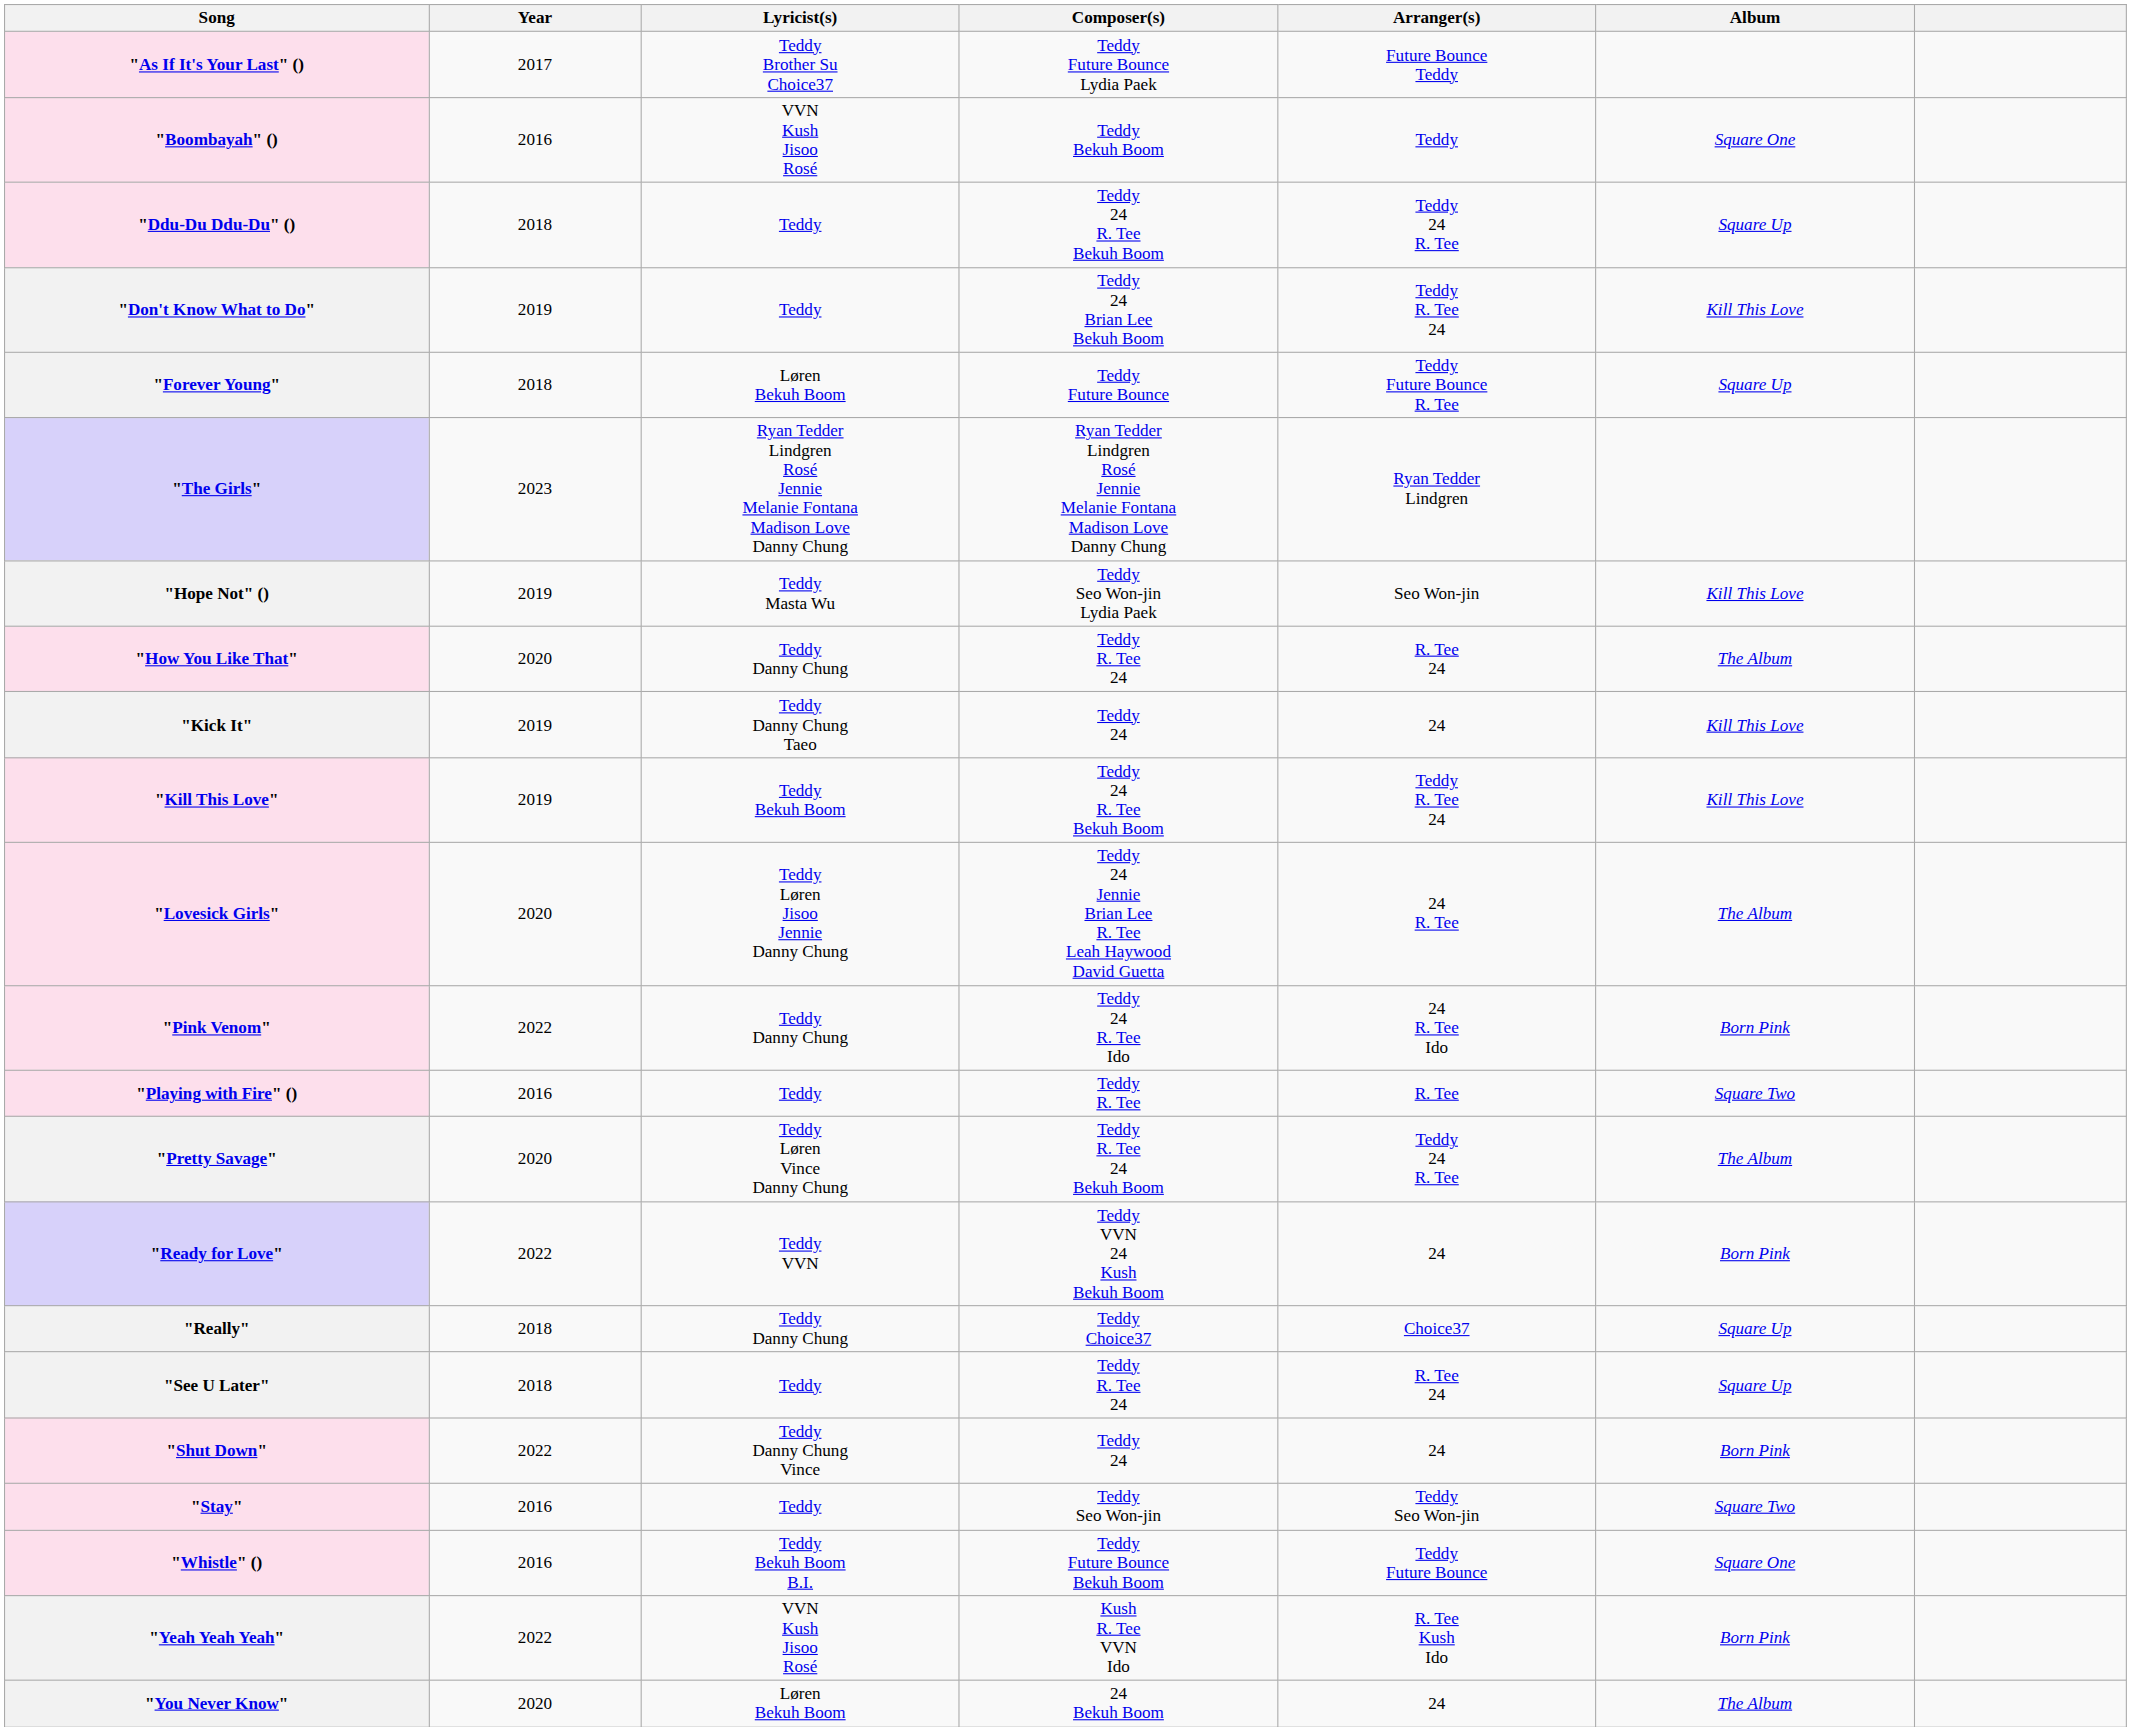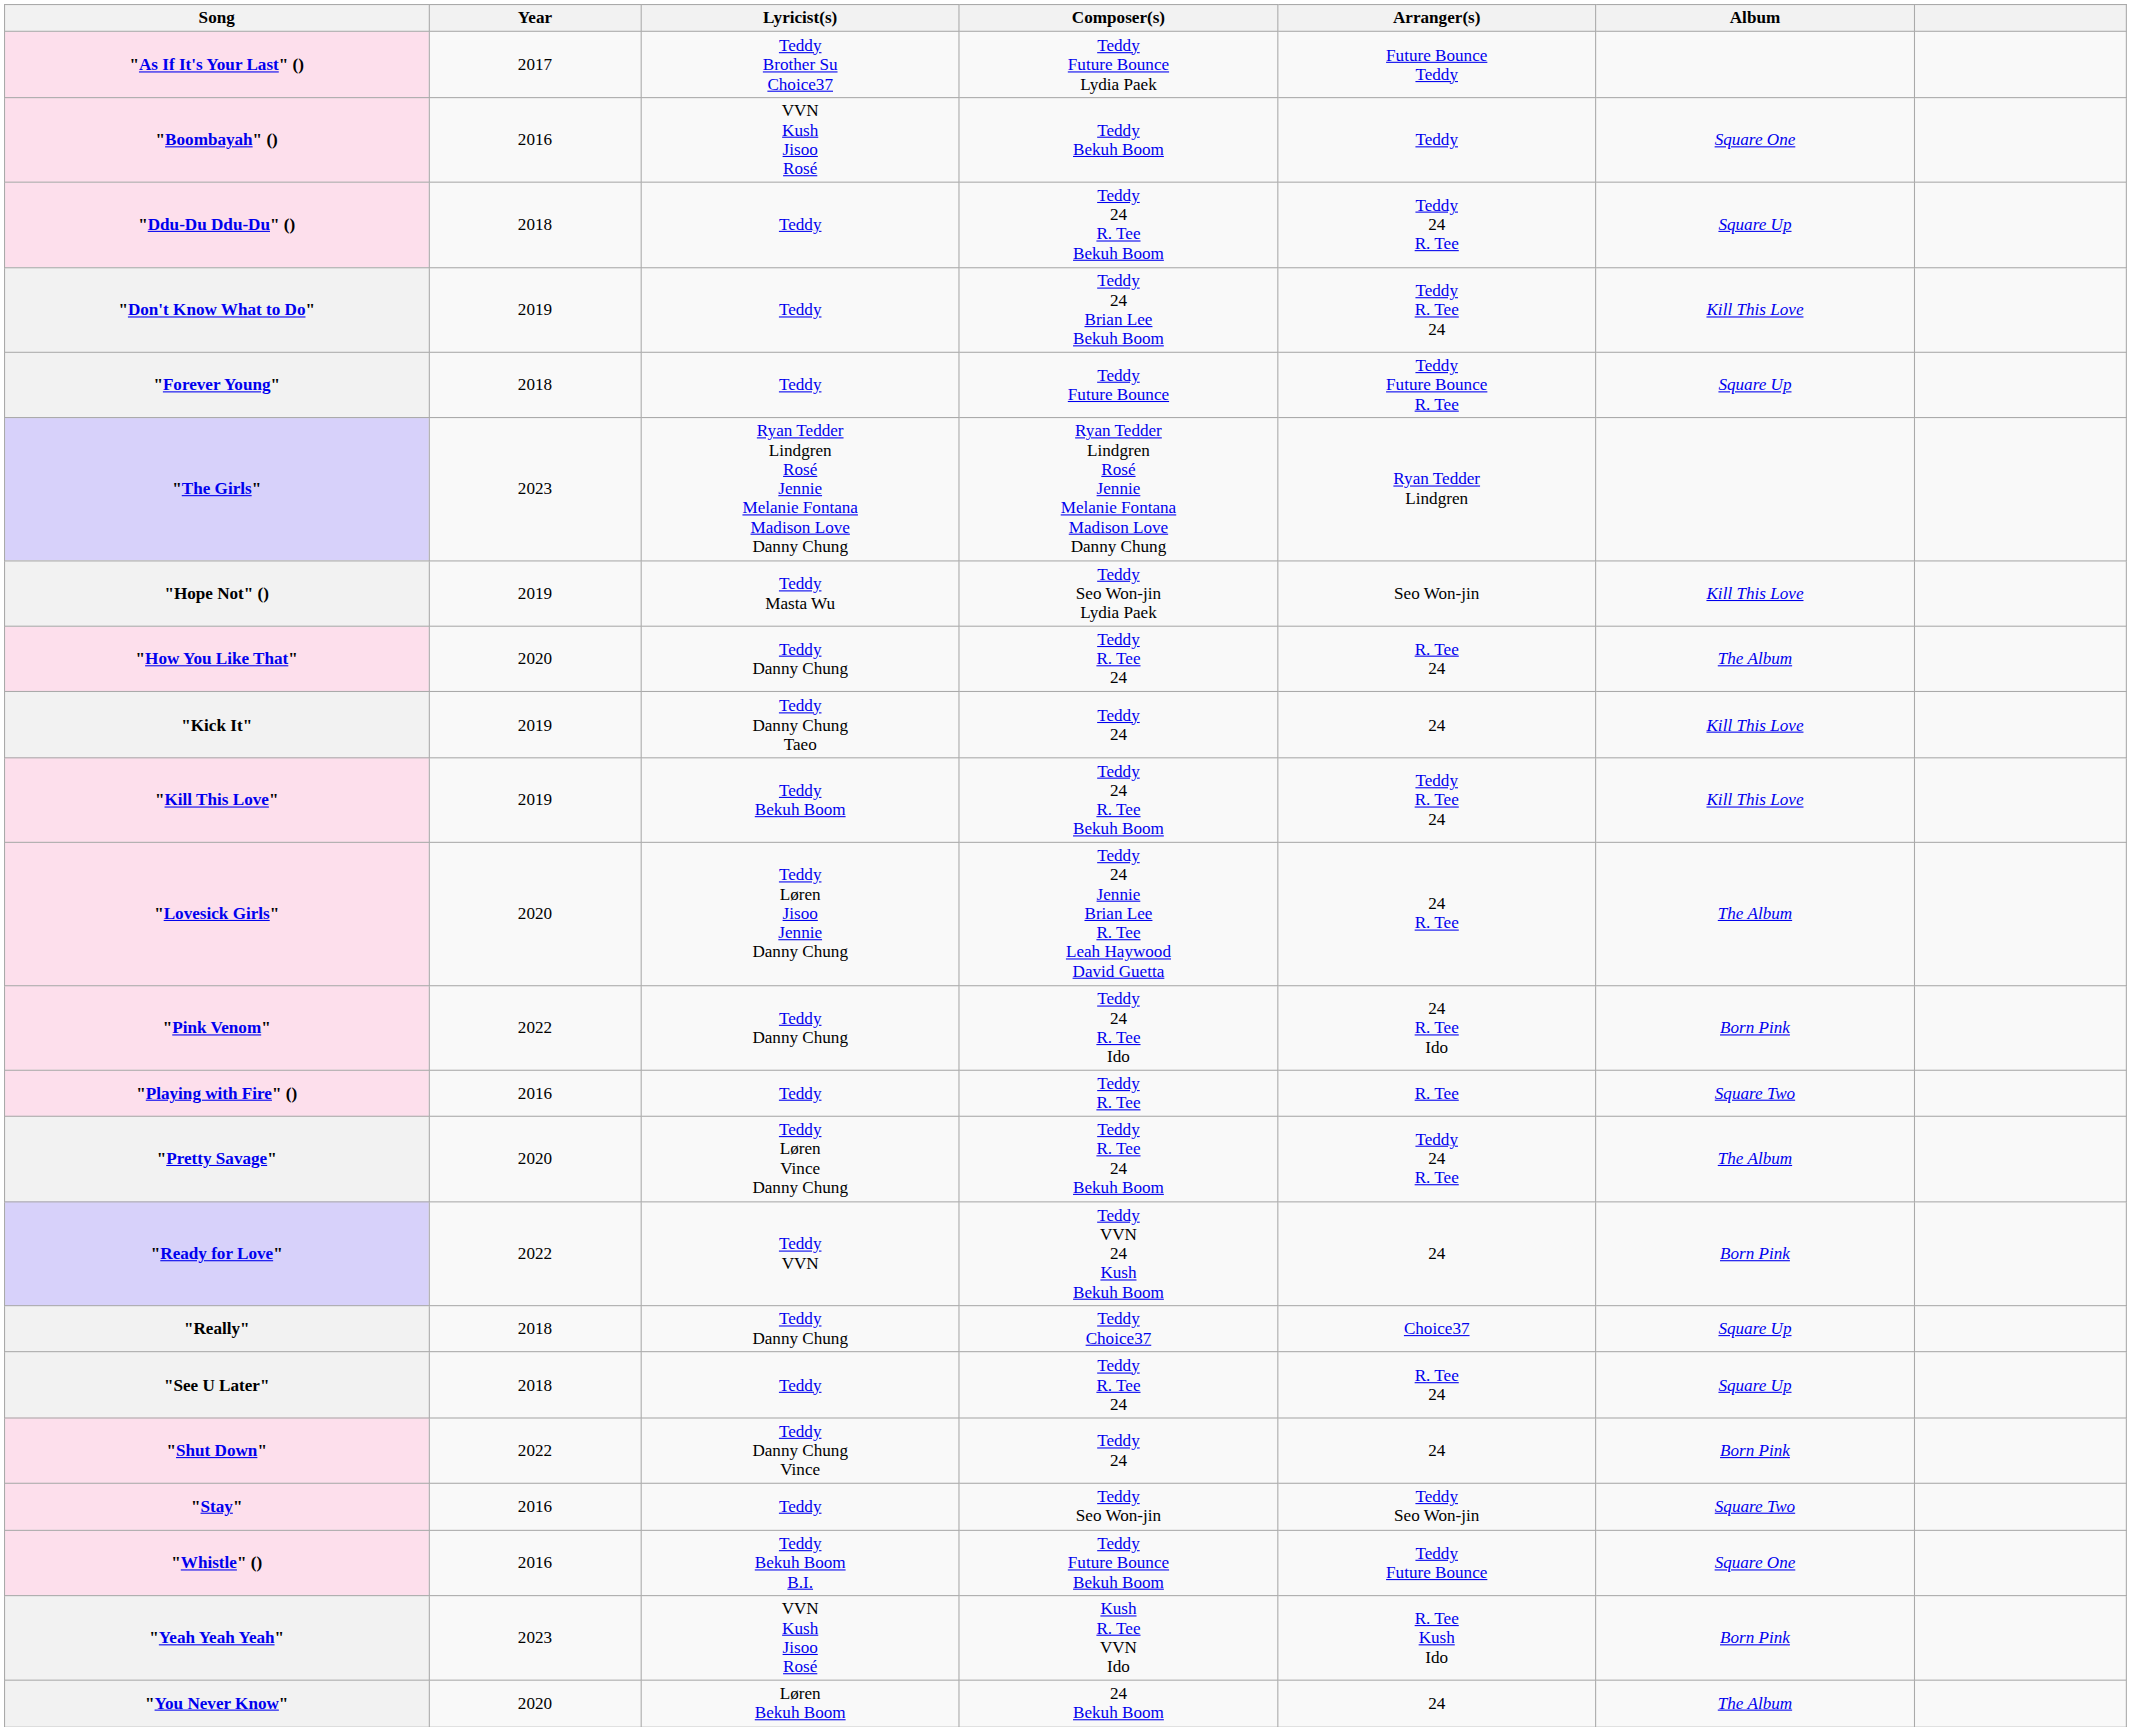(800, 384) Løren Bekuh Boom -> (800, 384) Teddy
(535, 1637) 2022 -> (535, 1637) 2023
